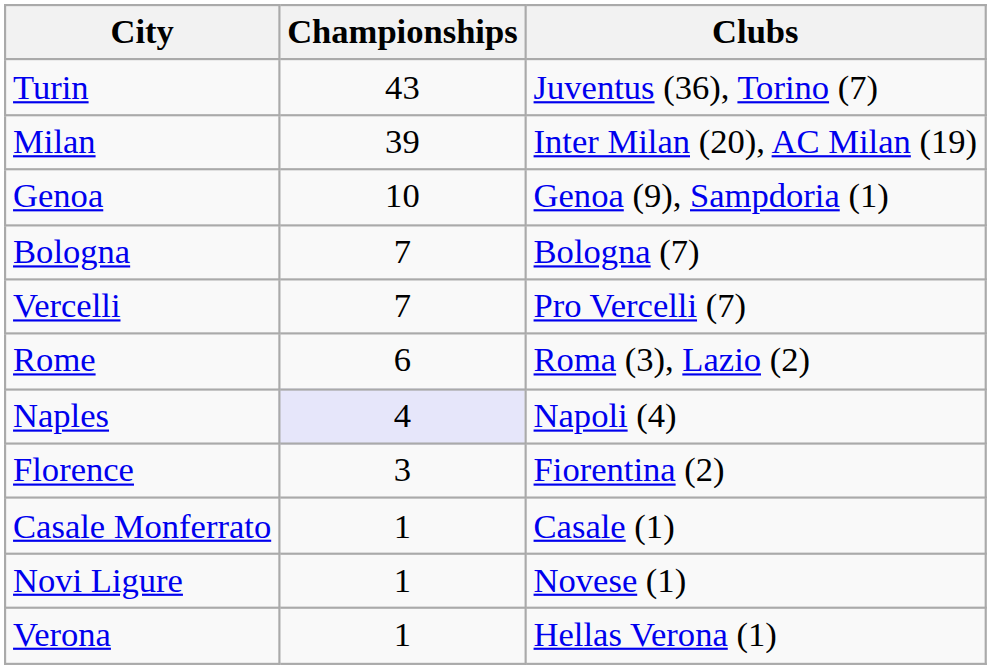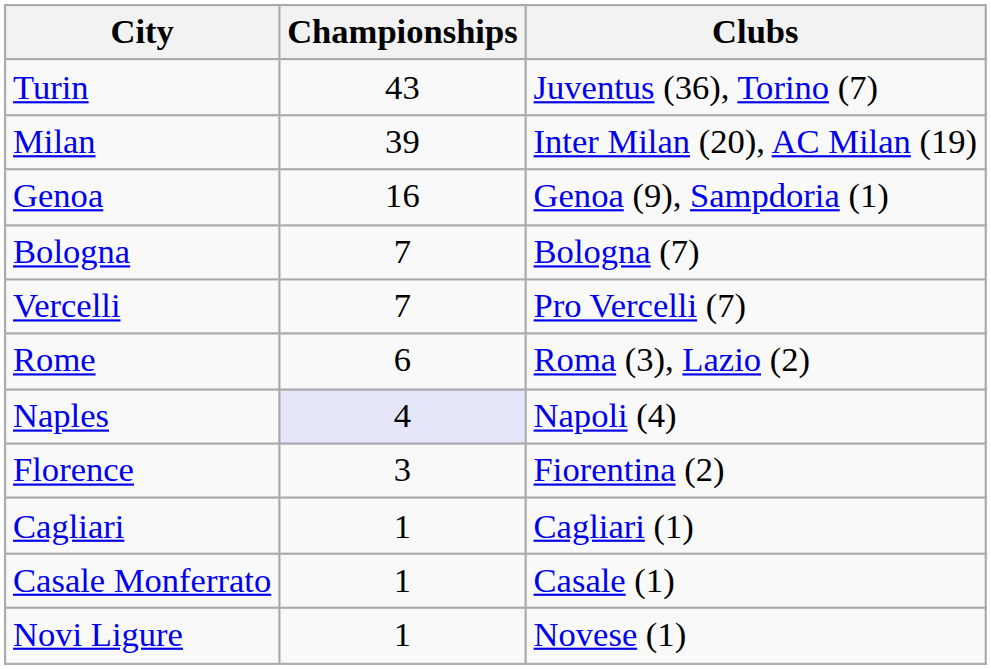(402, 196) 10 -> (402, 196) 16
+ row: (69, 525)
- row: (62, 634)
